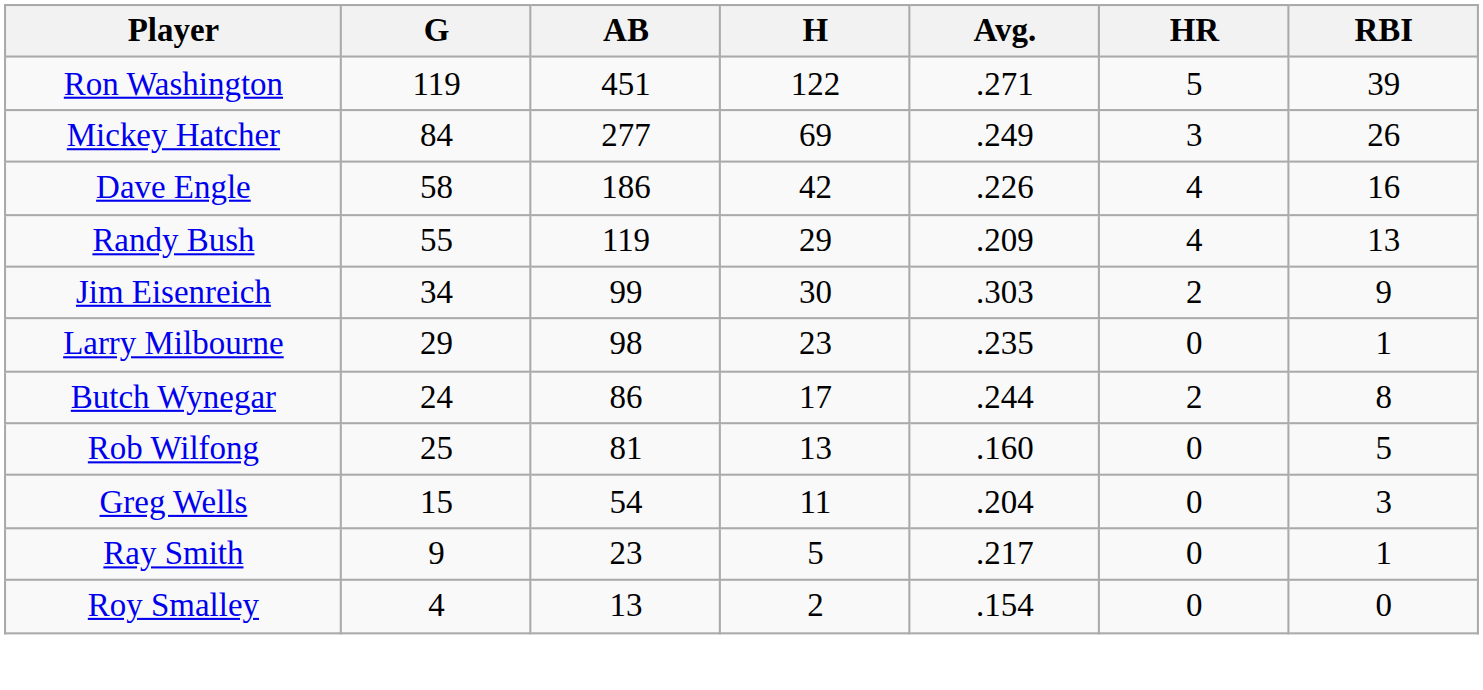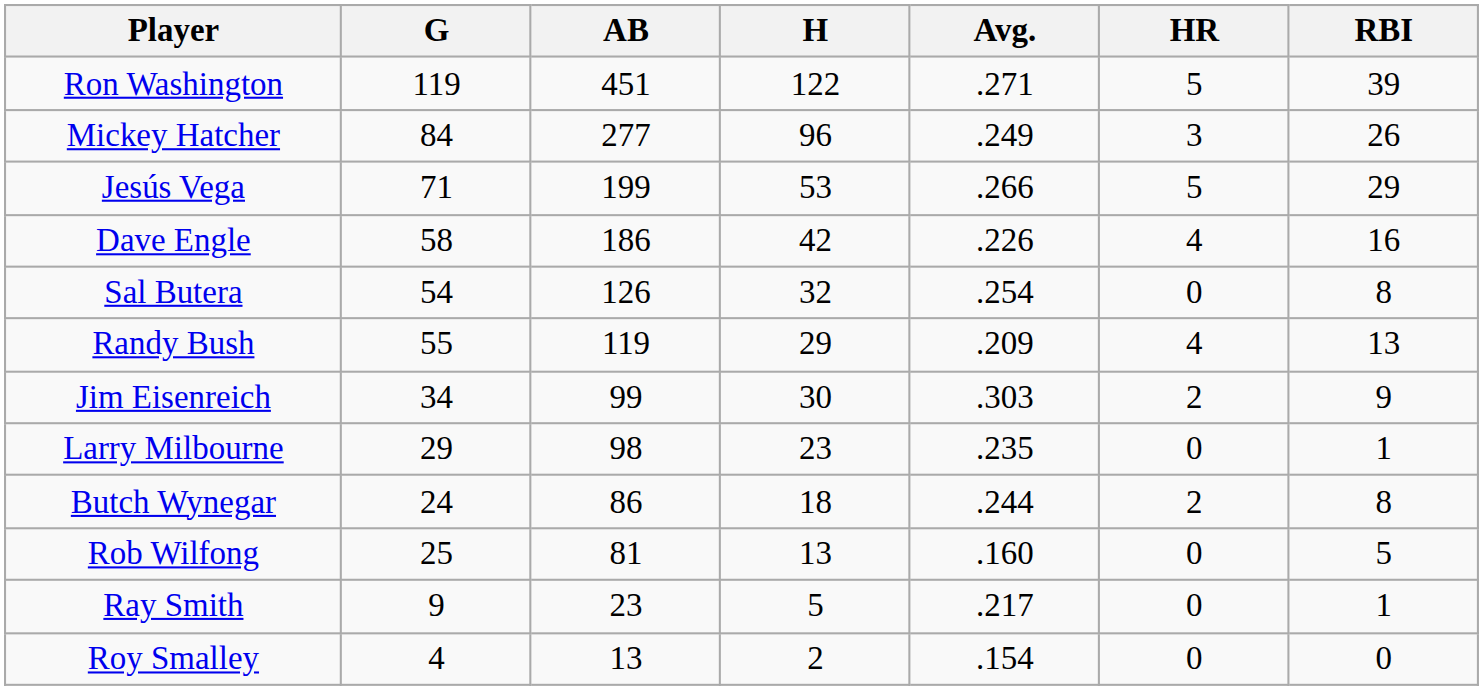(815, 135) 69 -> (815, 135) 96
+ row: (173, 187)
+ row: (173, 291)
(815, 396) 17 -> (815, 501) 18
- row: (173, 501)
